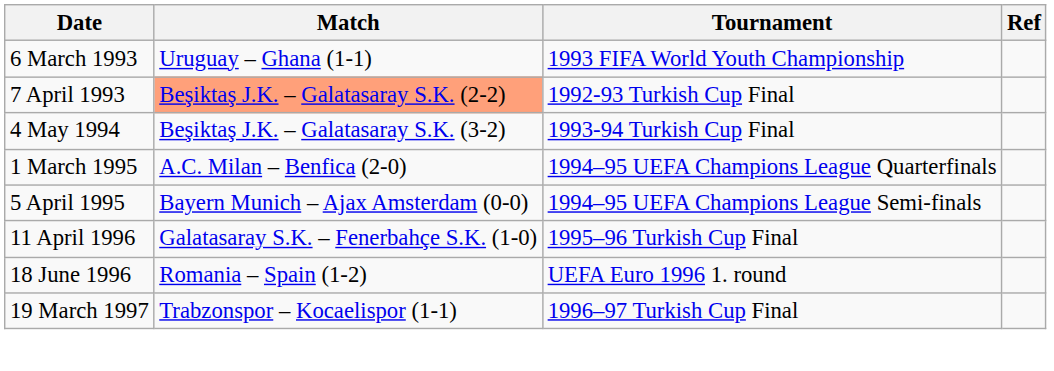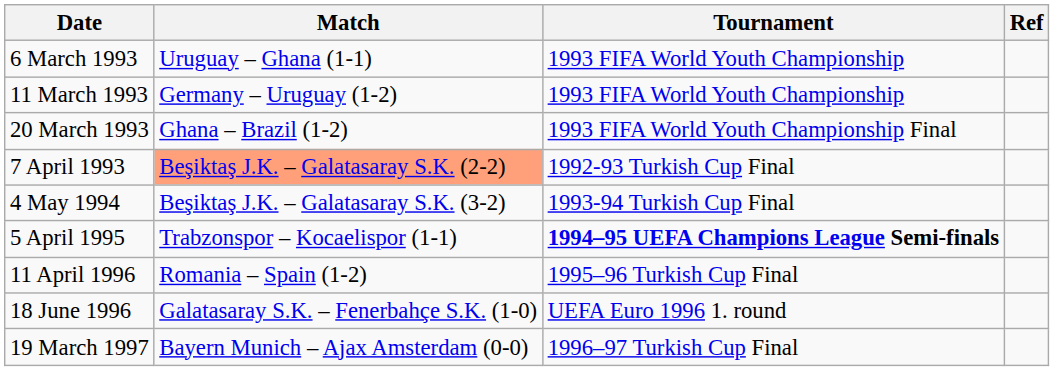+ row: (79, 94)
+ row: (79, 130)
- row: (74, 166)
(344, 202) Bayern Munich – Ajax Amsterdam (0-0) -> (308, 238) Trabzonspor – Kocaelispor (1-1)
(765, 202) normal -> (773, 238) bold
(348, 238) Galatasaray S.K. – Fenerbahçe S.K. (1-0) -> (263, 274) Romania – Spain (1-2)
(263, 274) Romania – Spain (1-2) -> (348, 310) Galatasaray S.K. – Fenerbahçe S.K. (1-0)
(308, 310) Trabzonspor – Kocaelispor (1-1) -> (344, 346) Bayern Munich – Ajax Amsterdam (0-0)
